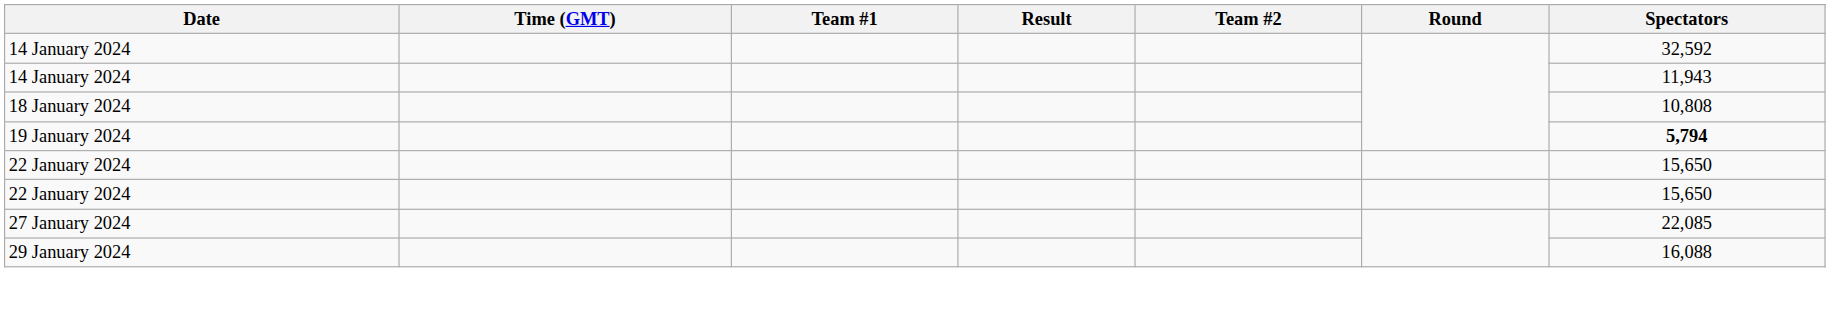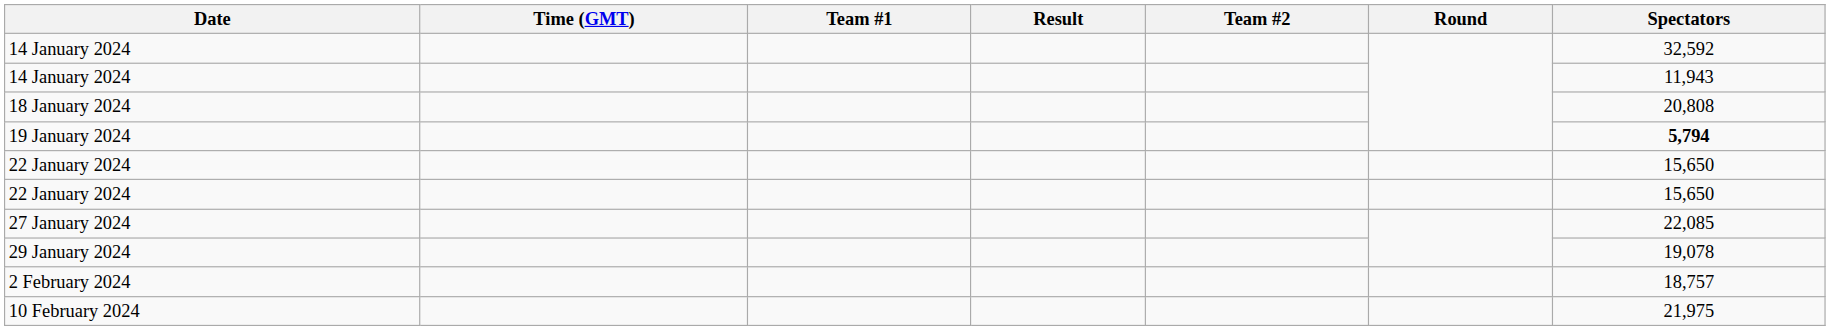(1687, 106) 10,808 -> (1689, 106) 20,808
(1687, 252) 16,088 -> (1689, 252) 19,078
+ row: (70, 281)
+ row: (74, 310)
